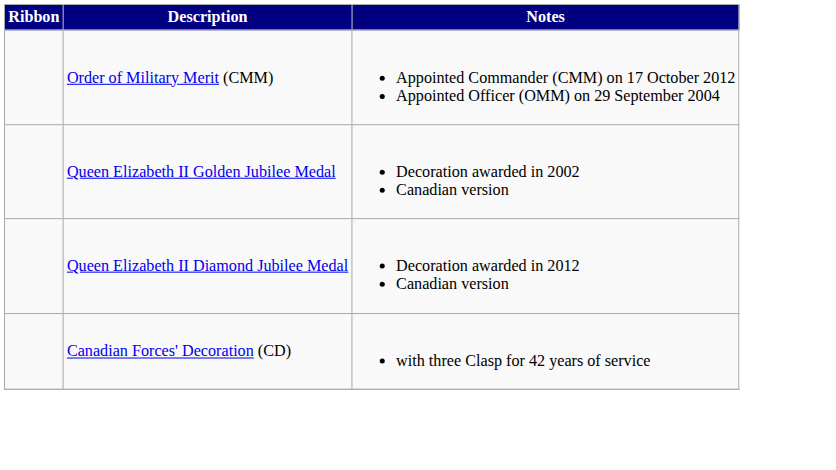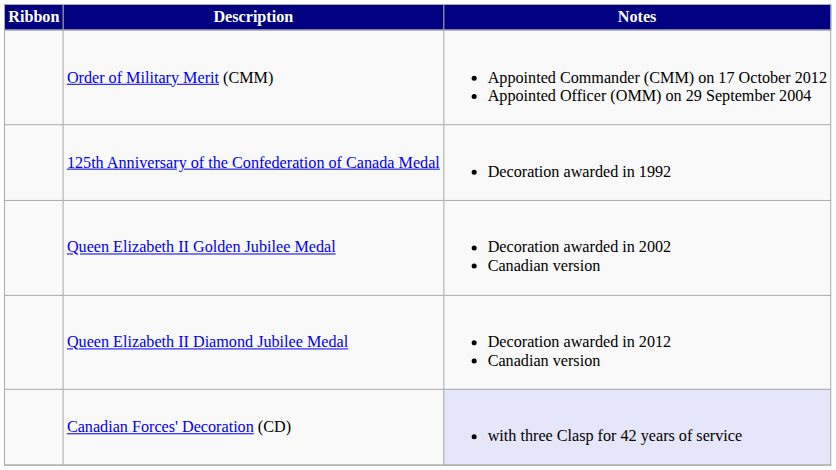+ row: (253, 162)
(546, 360) no background -> (637, 436) lavender background
